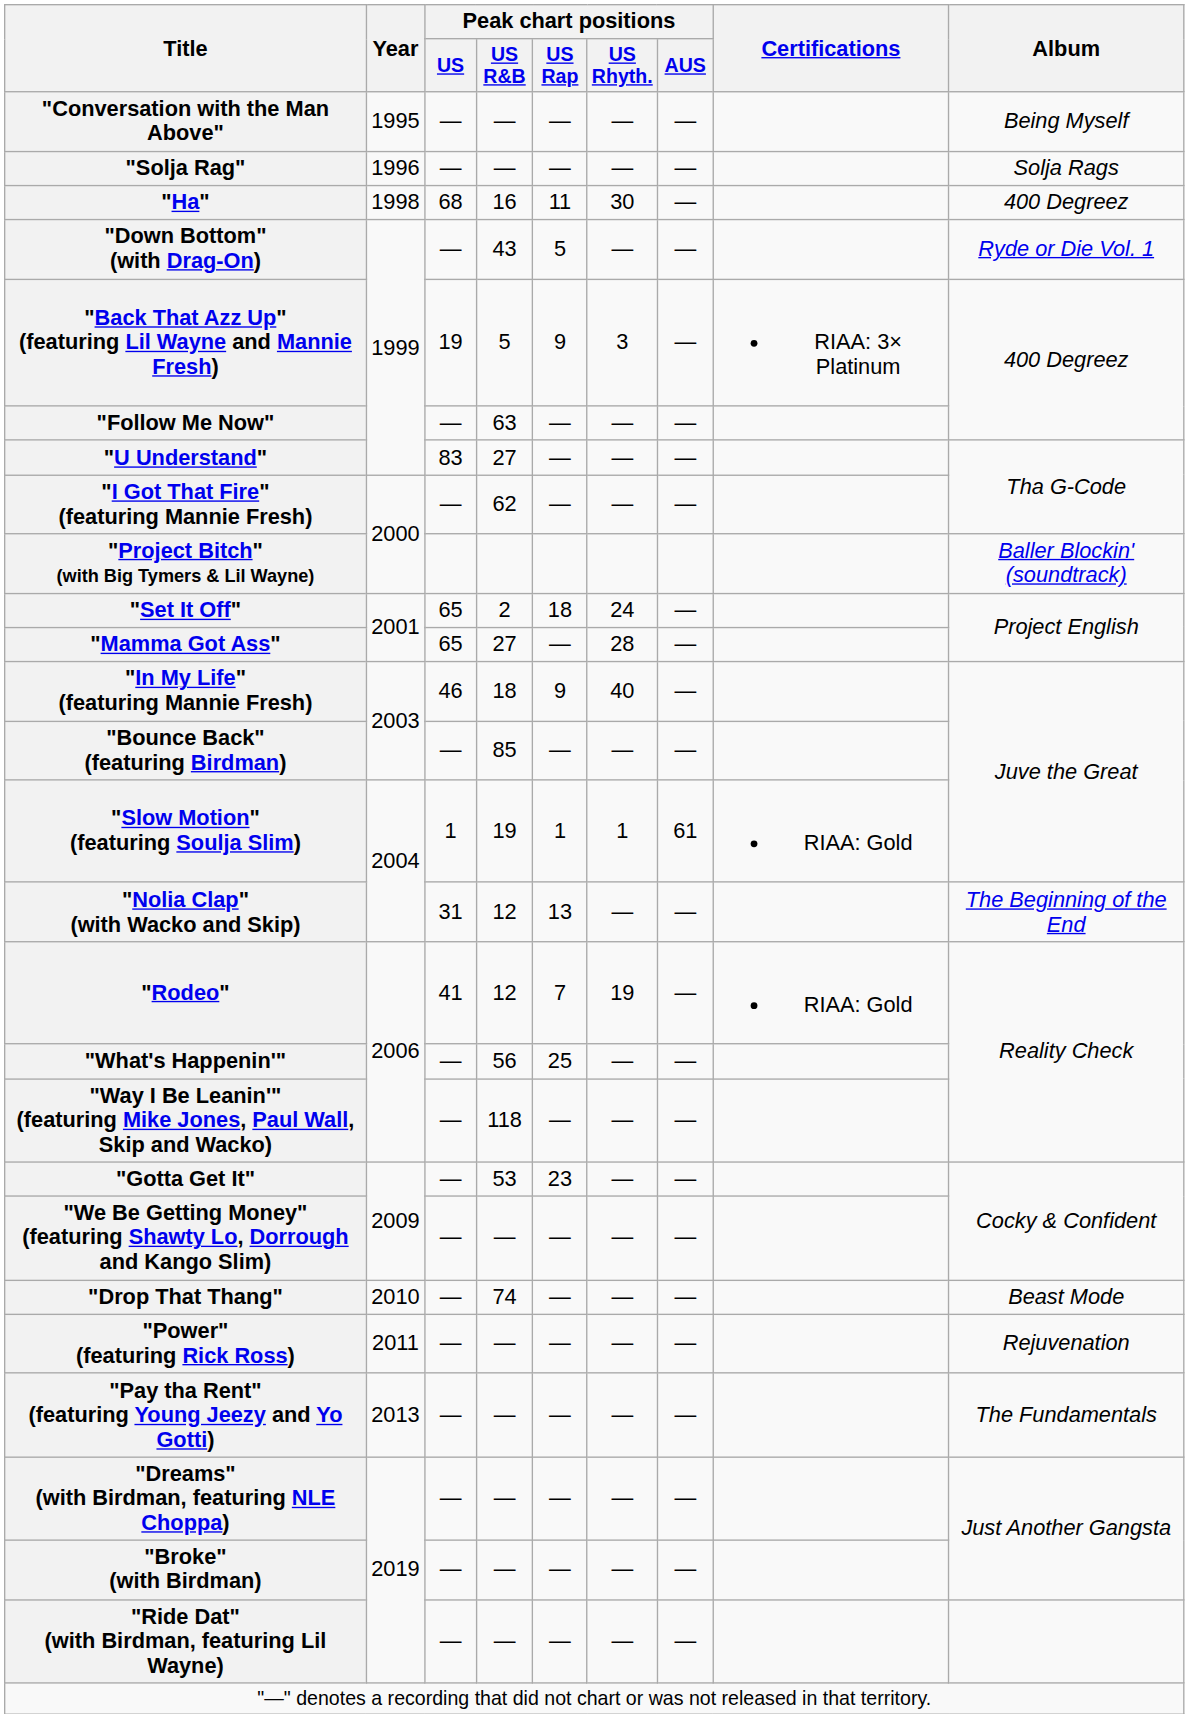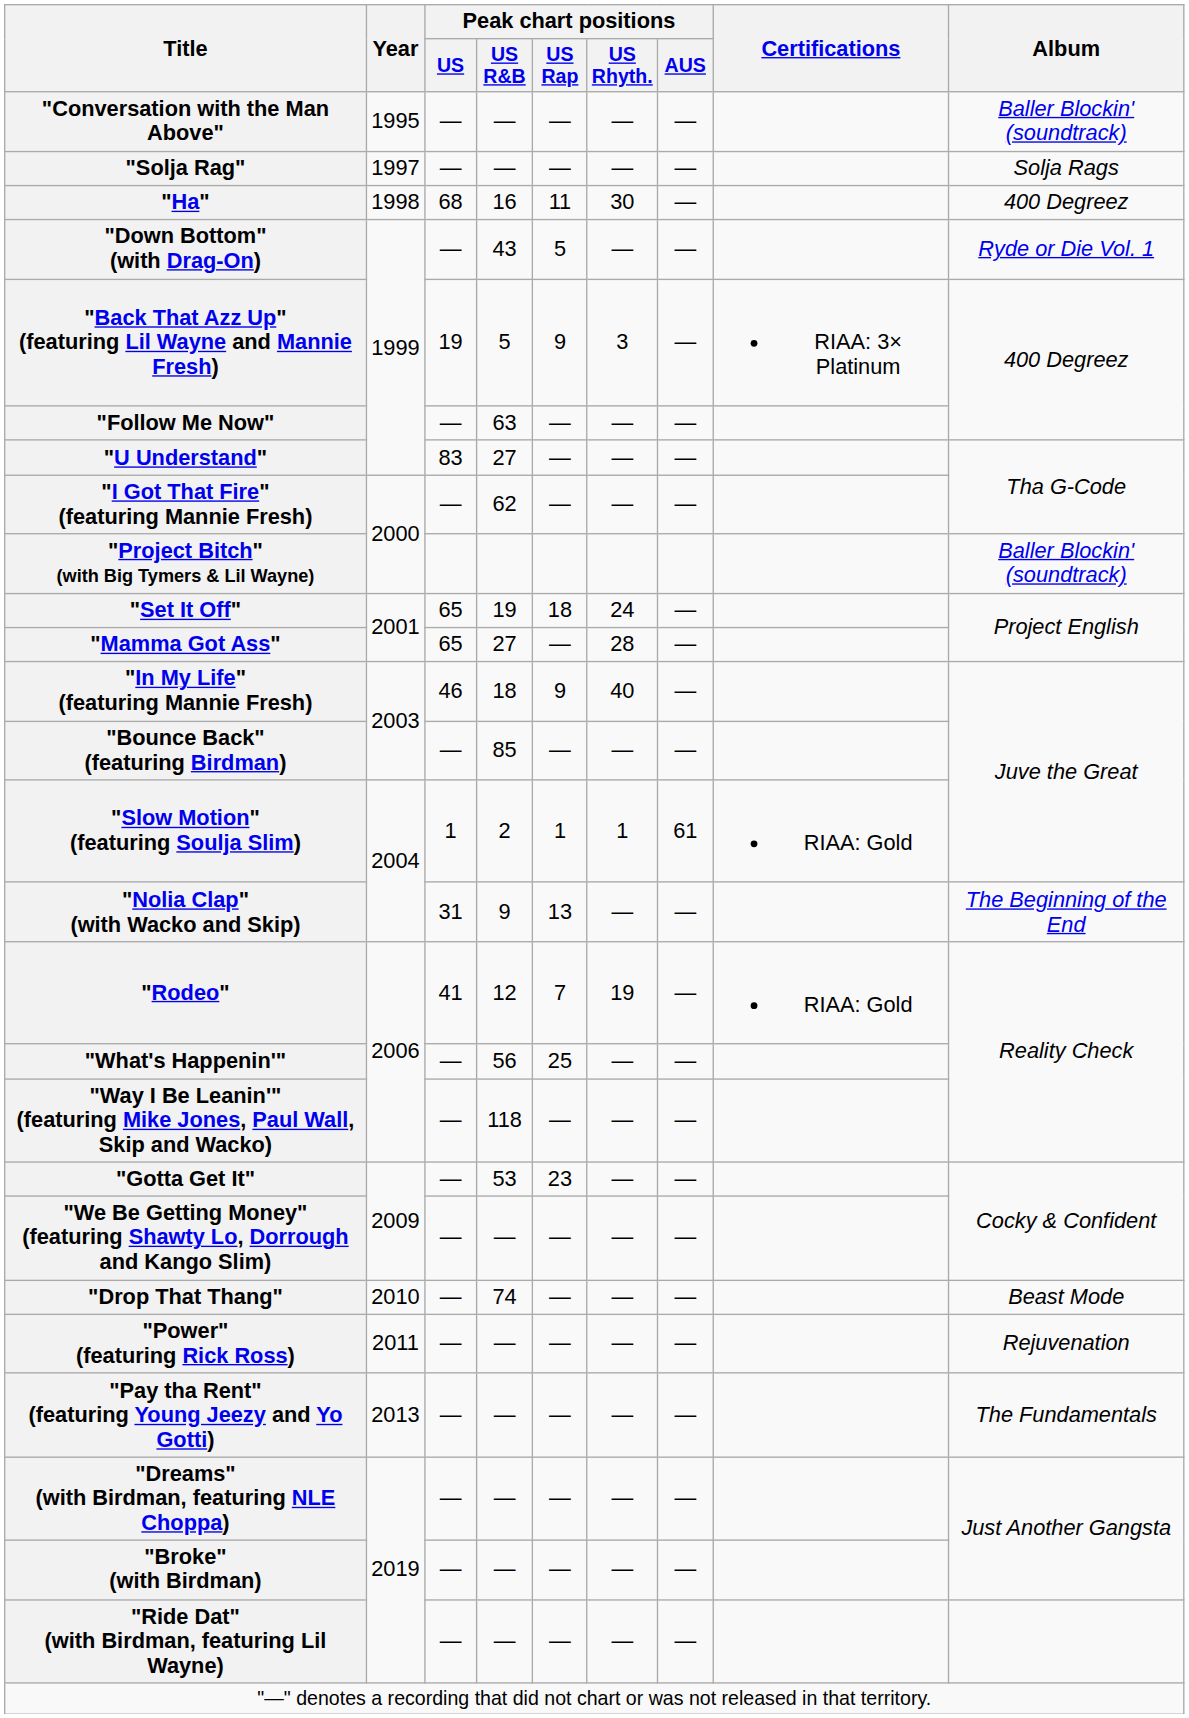(1066, 121) Being Myself -> (1066, 121) Baller Blockin' (soundtrack)
(395, 167) 1996 -> (395, 167) 1997
(505, 609) 2 -> (505, 609) 19
(505, 830) 19 -> (505, 830) 2
(505, 911) 12 -> (505, 911) 9
